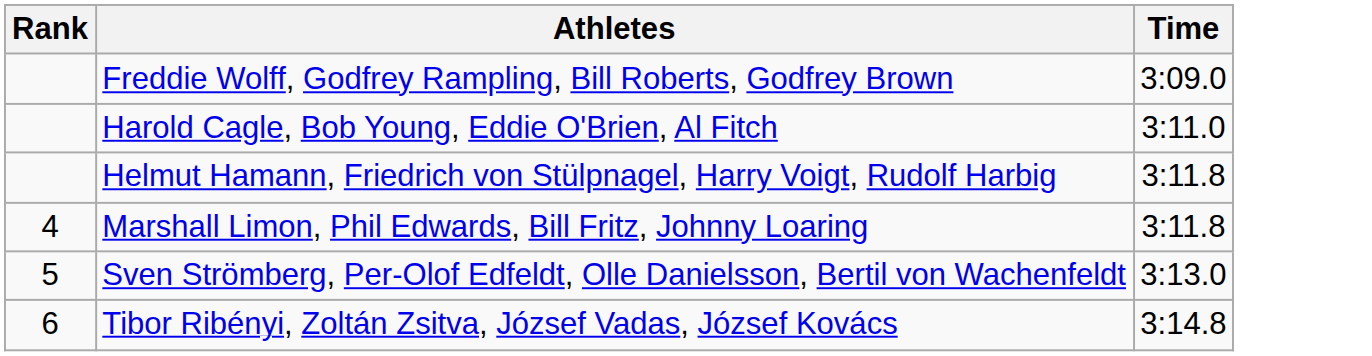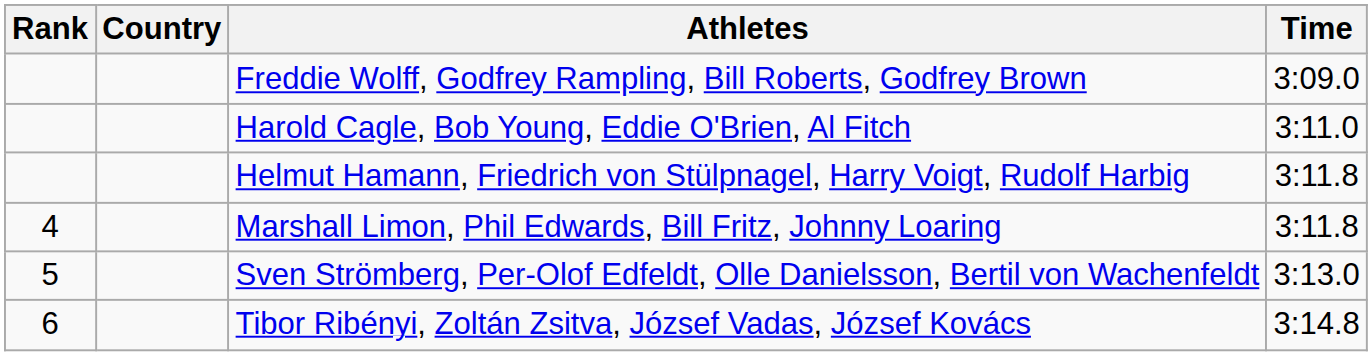+ column: (162, 29)
